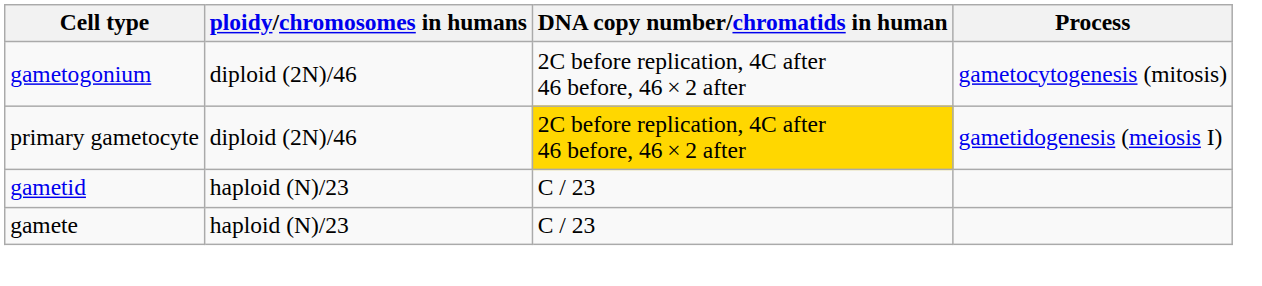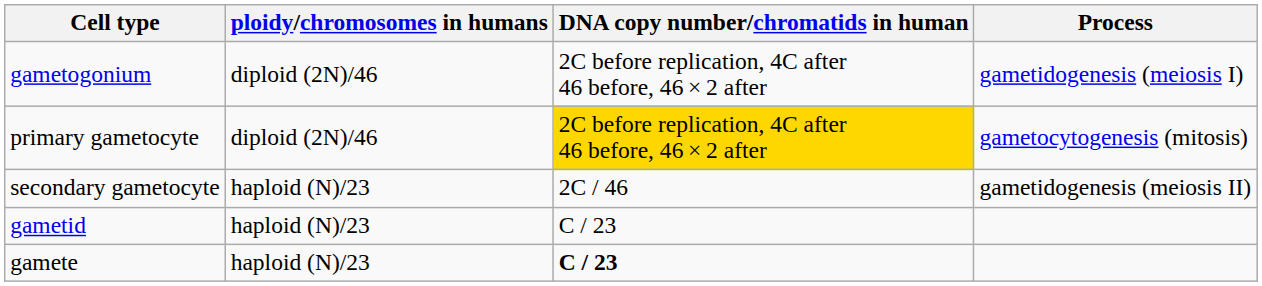(1093, 73) gametocytogenesis (mitosis) -> (1111, 73) gametidogenesis (meiosis I)
(1090, 137) gametidogenesis (meiosis I) -> (1114, 137) gametocytogenesis (mitosis)
+ row: (115, 187)
(567, 225) normal -> (588, 262) bold
